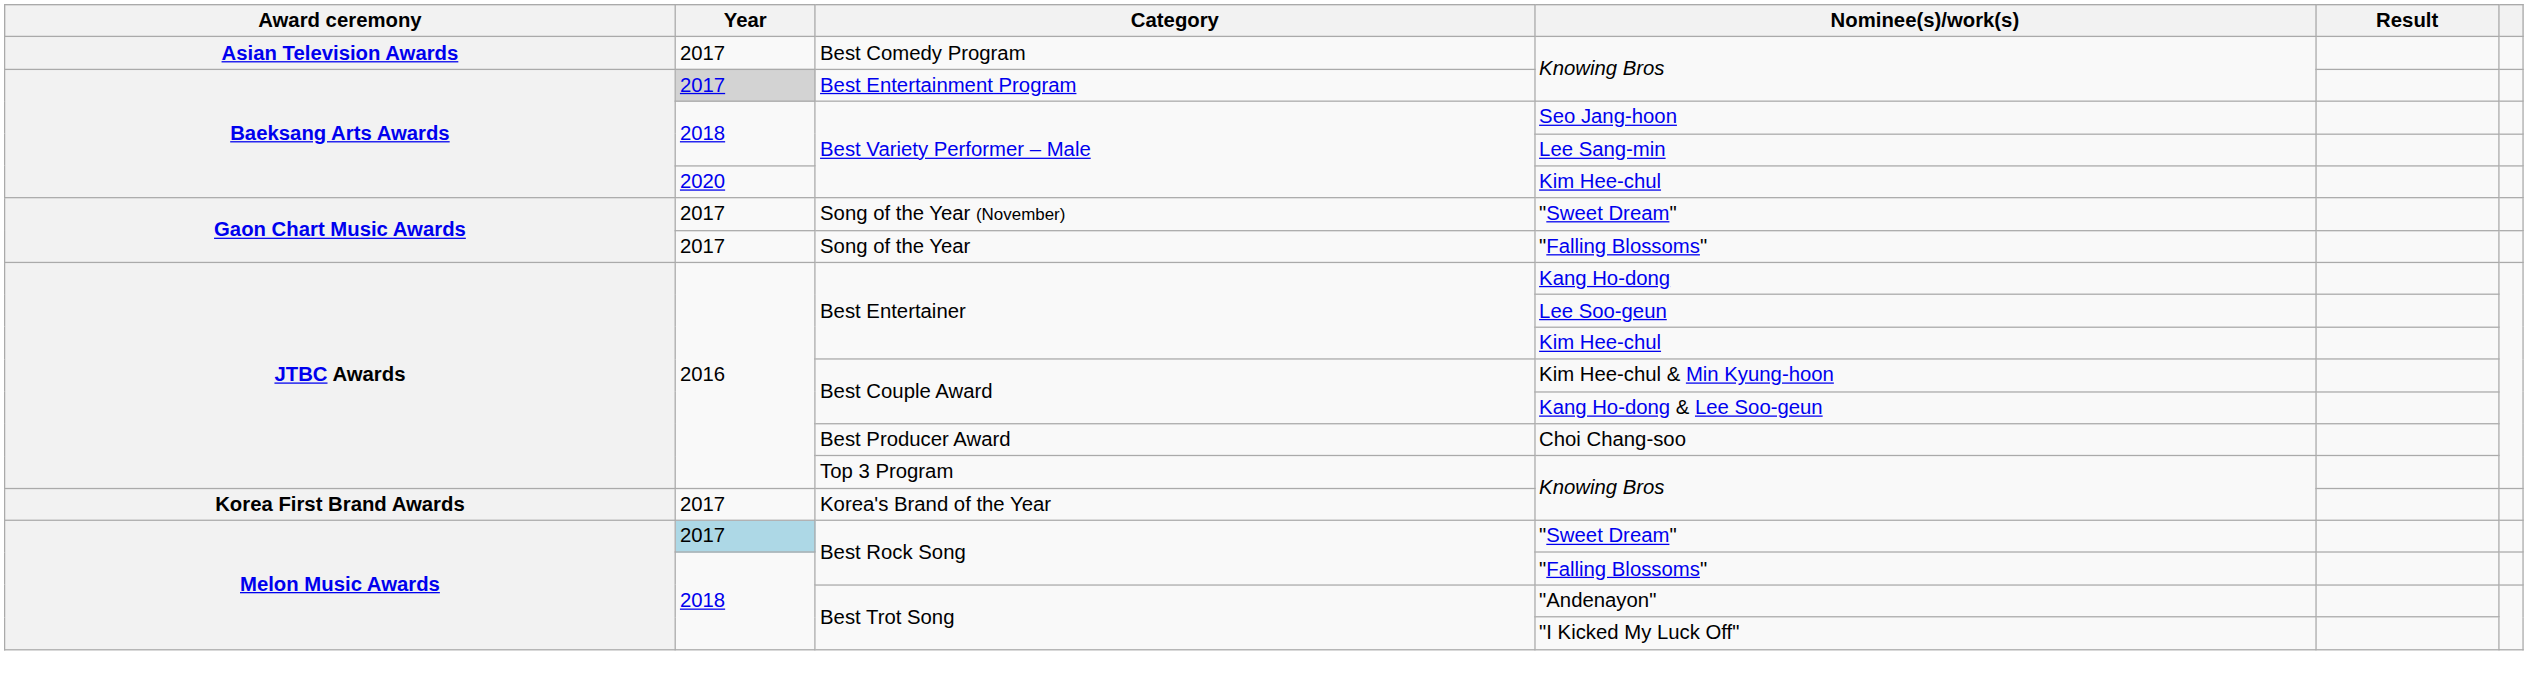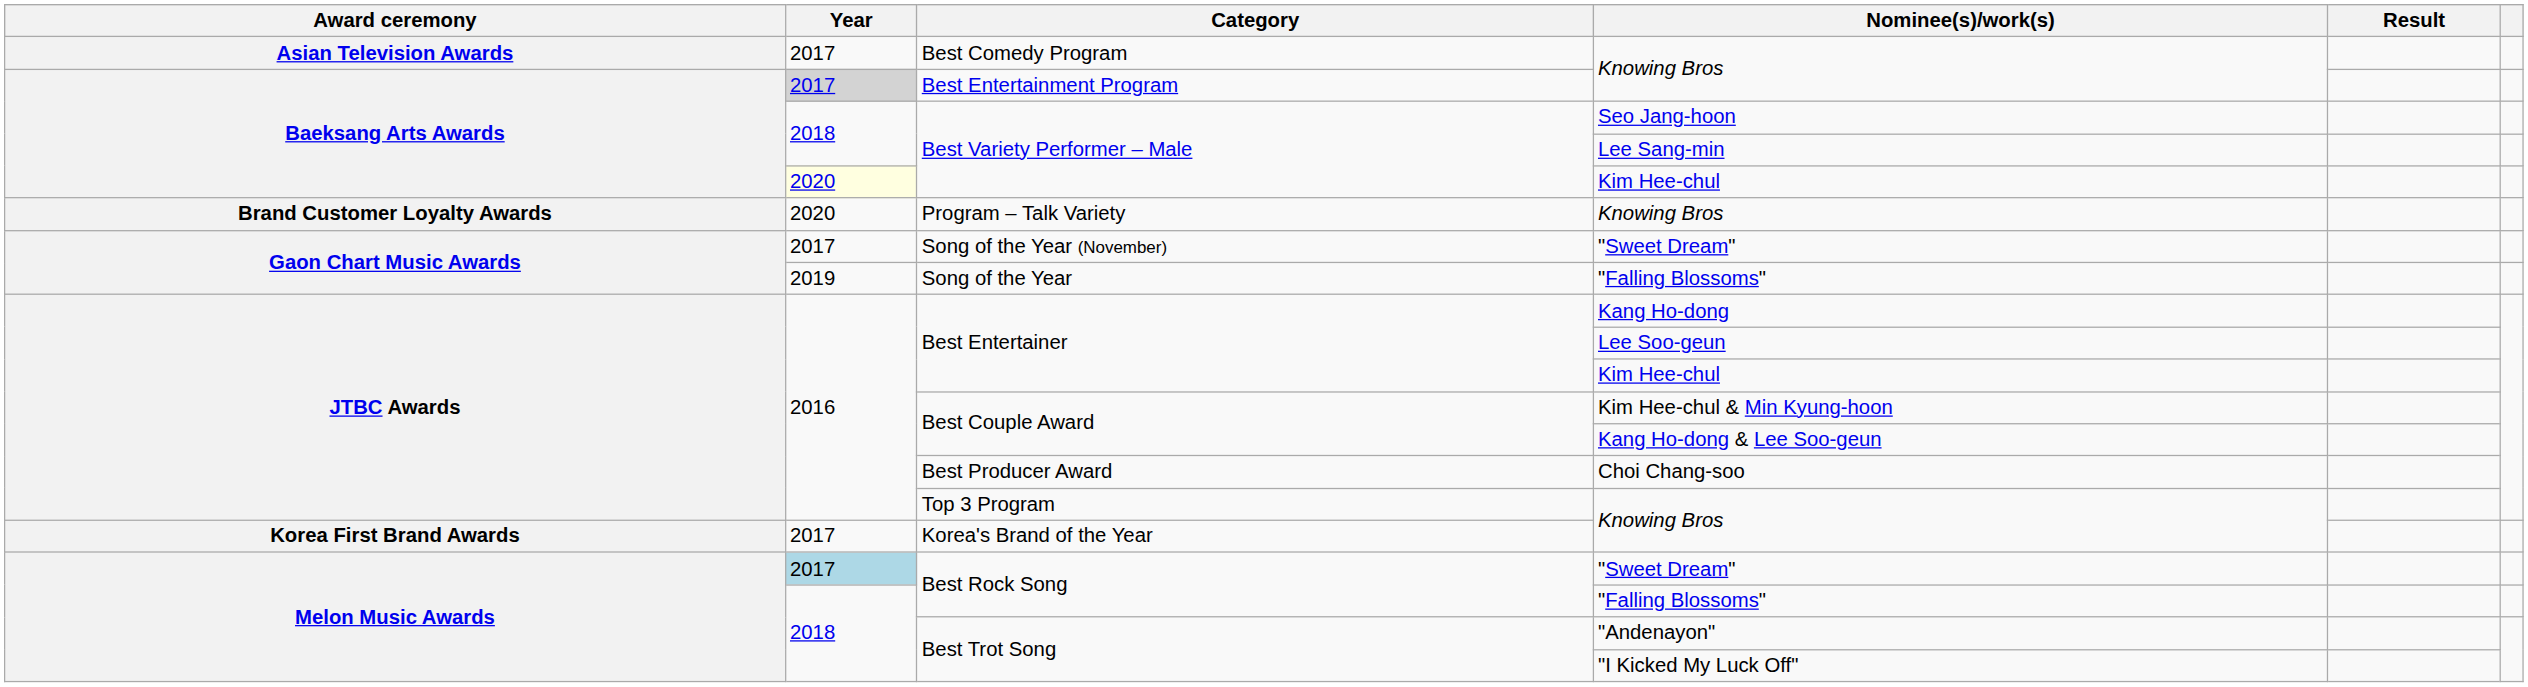(703, 181) no background -> (813, 181) lightyellow background
+ row: (1024, 213)
(703, 246) 2017 -> (813, 278) 2019
